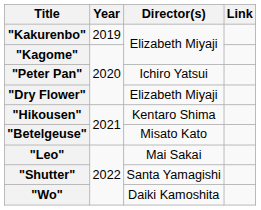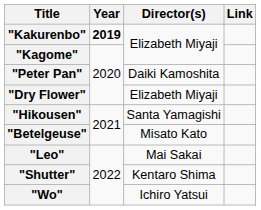(107, 34) normal -> (107, 34) bold
(174, 74) Ichiro Yatsui -> (174, 74) Daiki Kamoshita
(174, 114) Kentaro Shima -> (174, 114) Santa Yamagishi
(174, 174) Santa Yamagishi -> (174, 174) Kentaro Shima
(174, 194) Daiki Kamoshita -> (174, 194) Ichiro Yatsui
